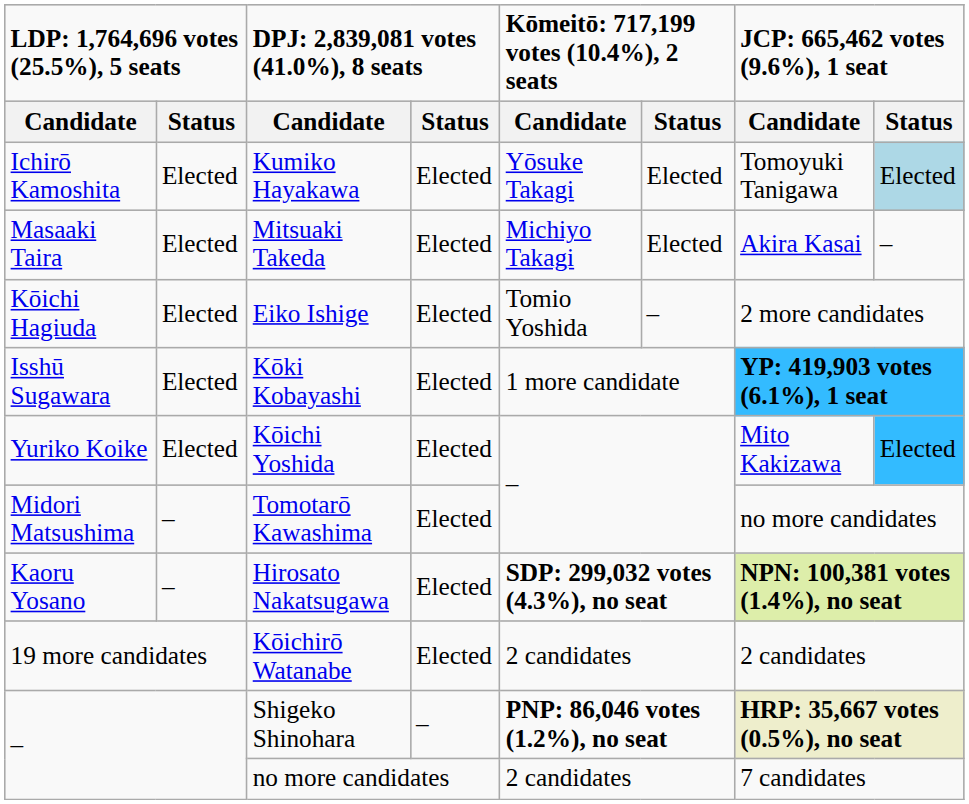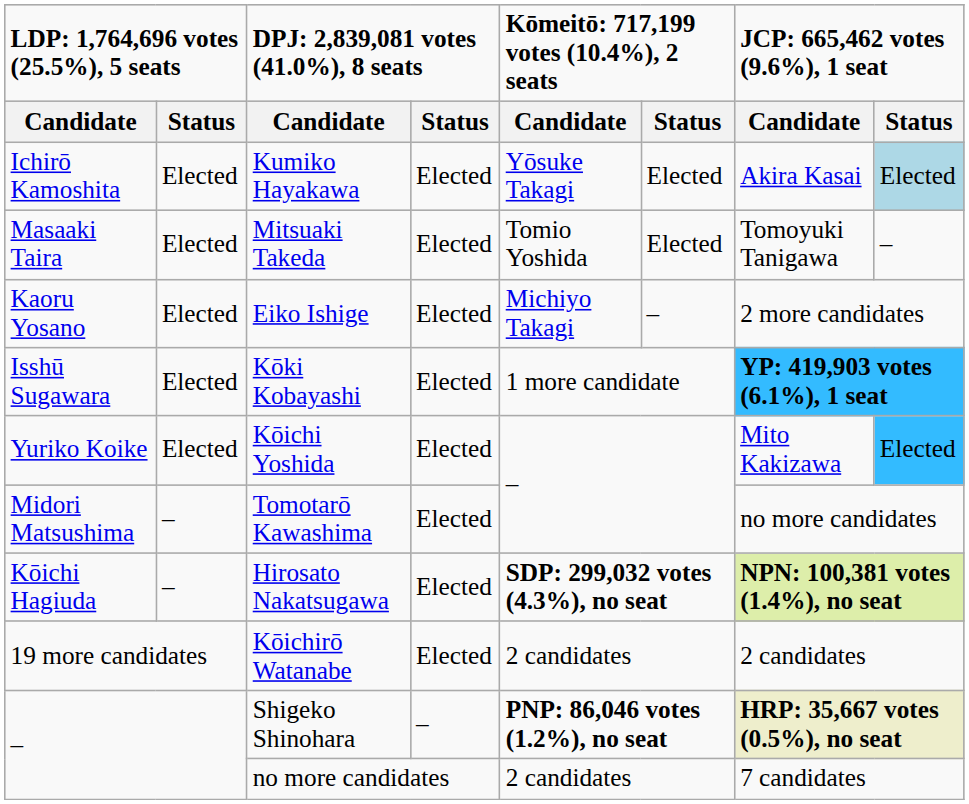(792, 175) Tomoyuki Tanigawa -> (801, 175) Akira Kasai
(549, 244) Michiyo Takagi -> (547, 244) Tomio Yoshida
(801, 244) Akira Kasai -> (792, 244) Tomoyuki Tanigawa
(53, 312) Kōichi Hagiuda -> (48, 312) Kaoru Yosano
(547, 312) Tomio Yoshida -> (549, 312) Michiyo Takagi
(48, 587) Kaoru Yosano -> (53, 587) Kōichi Hagiuda
